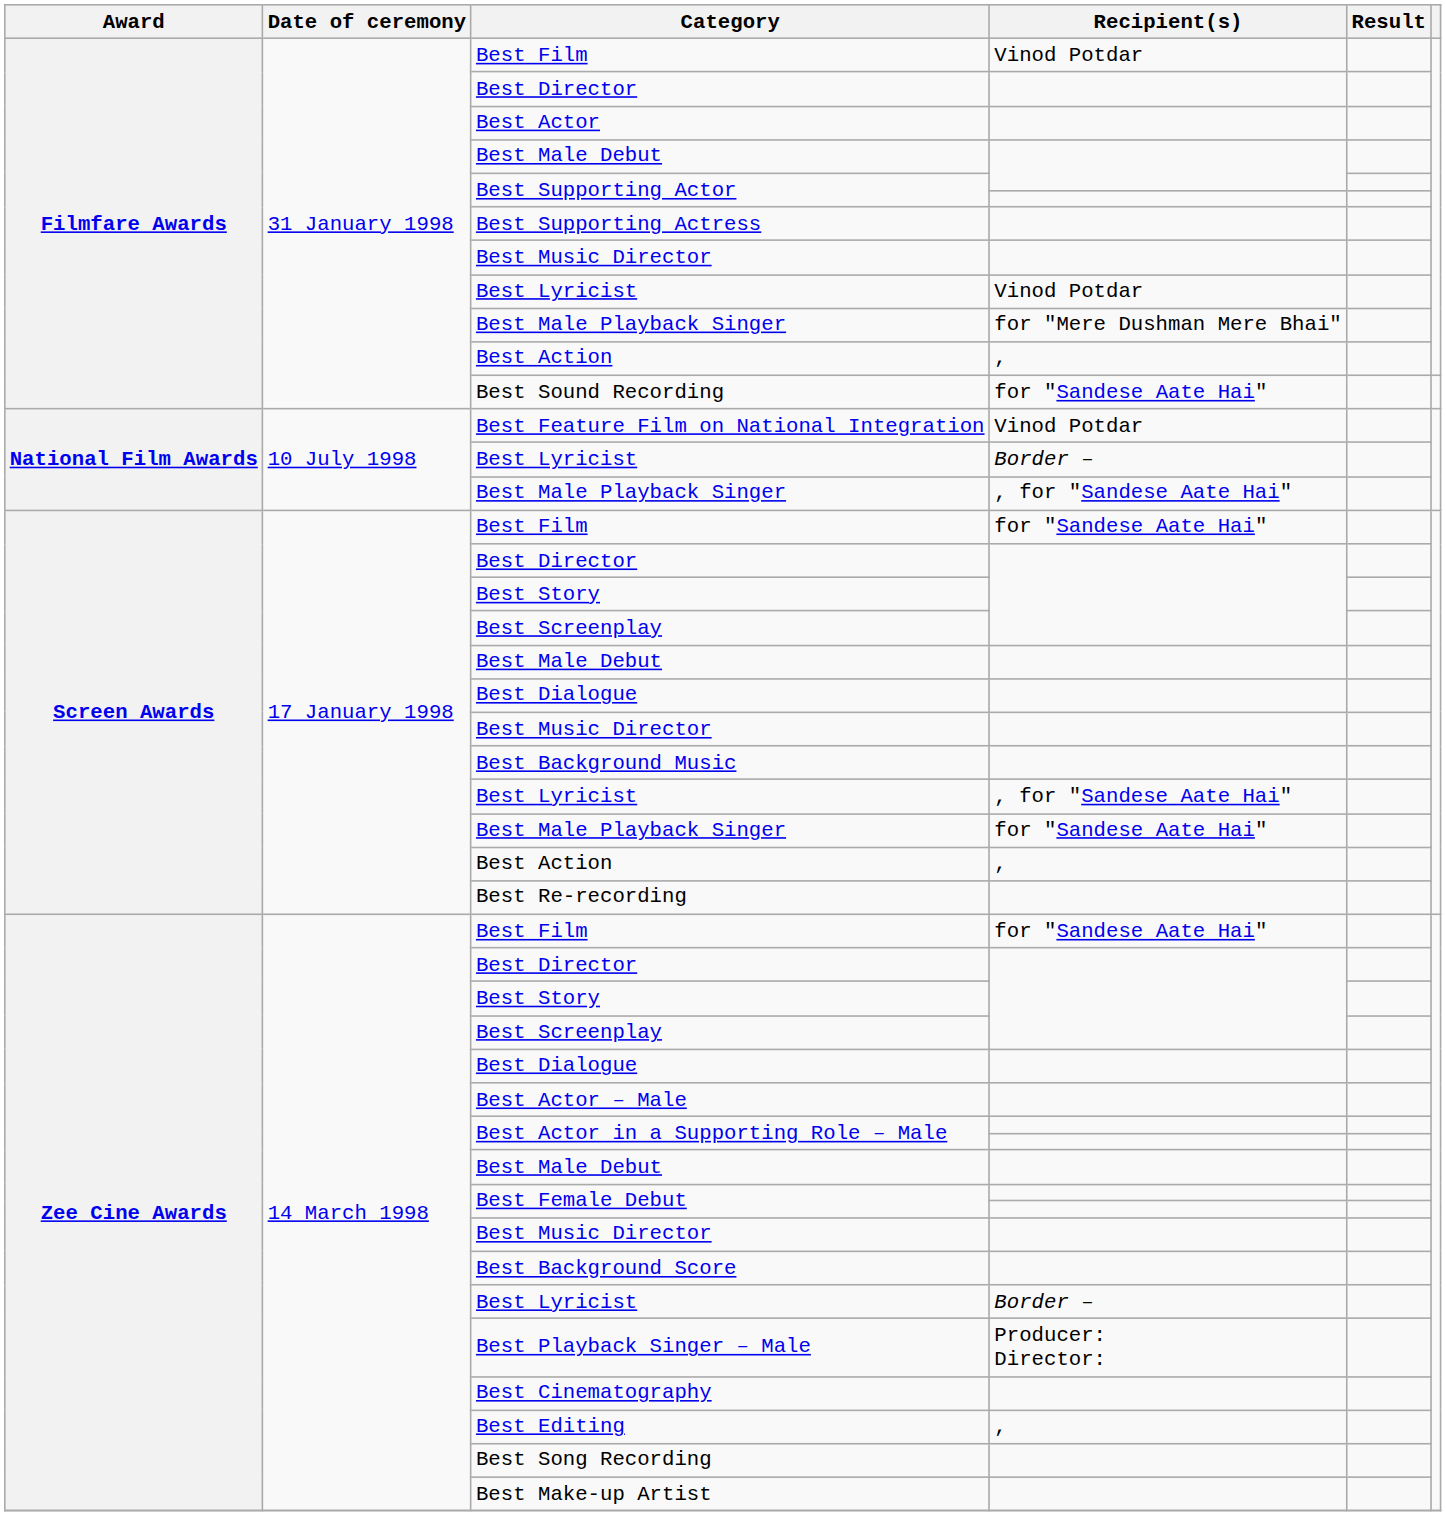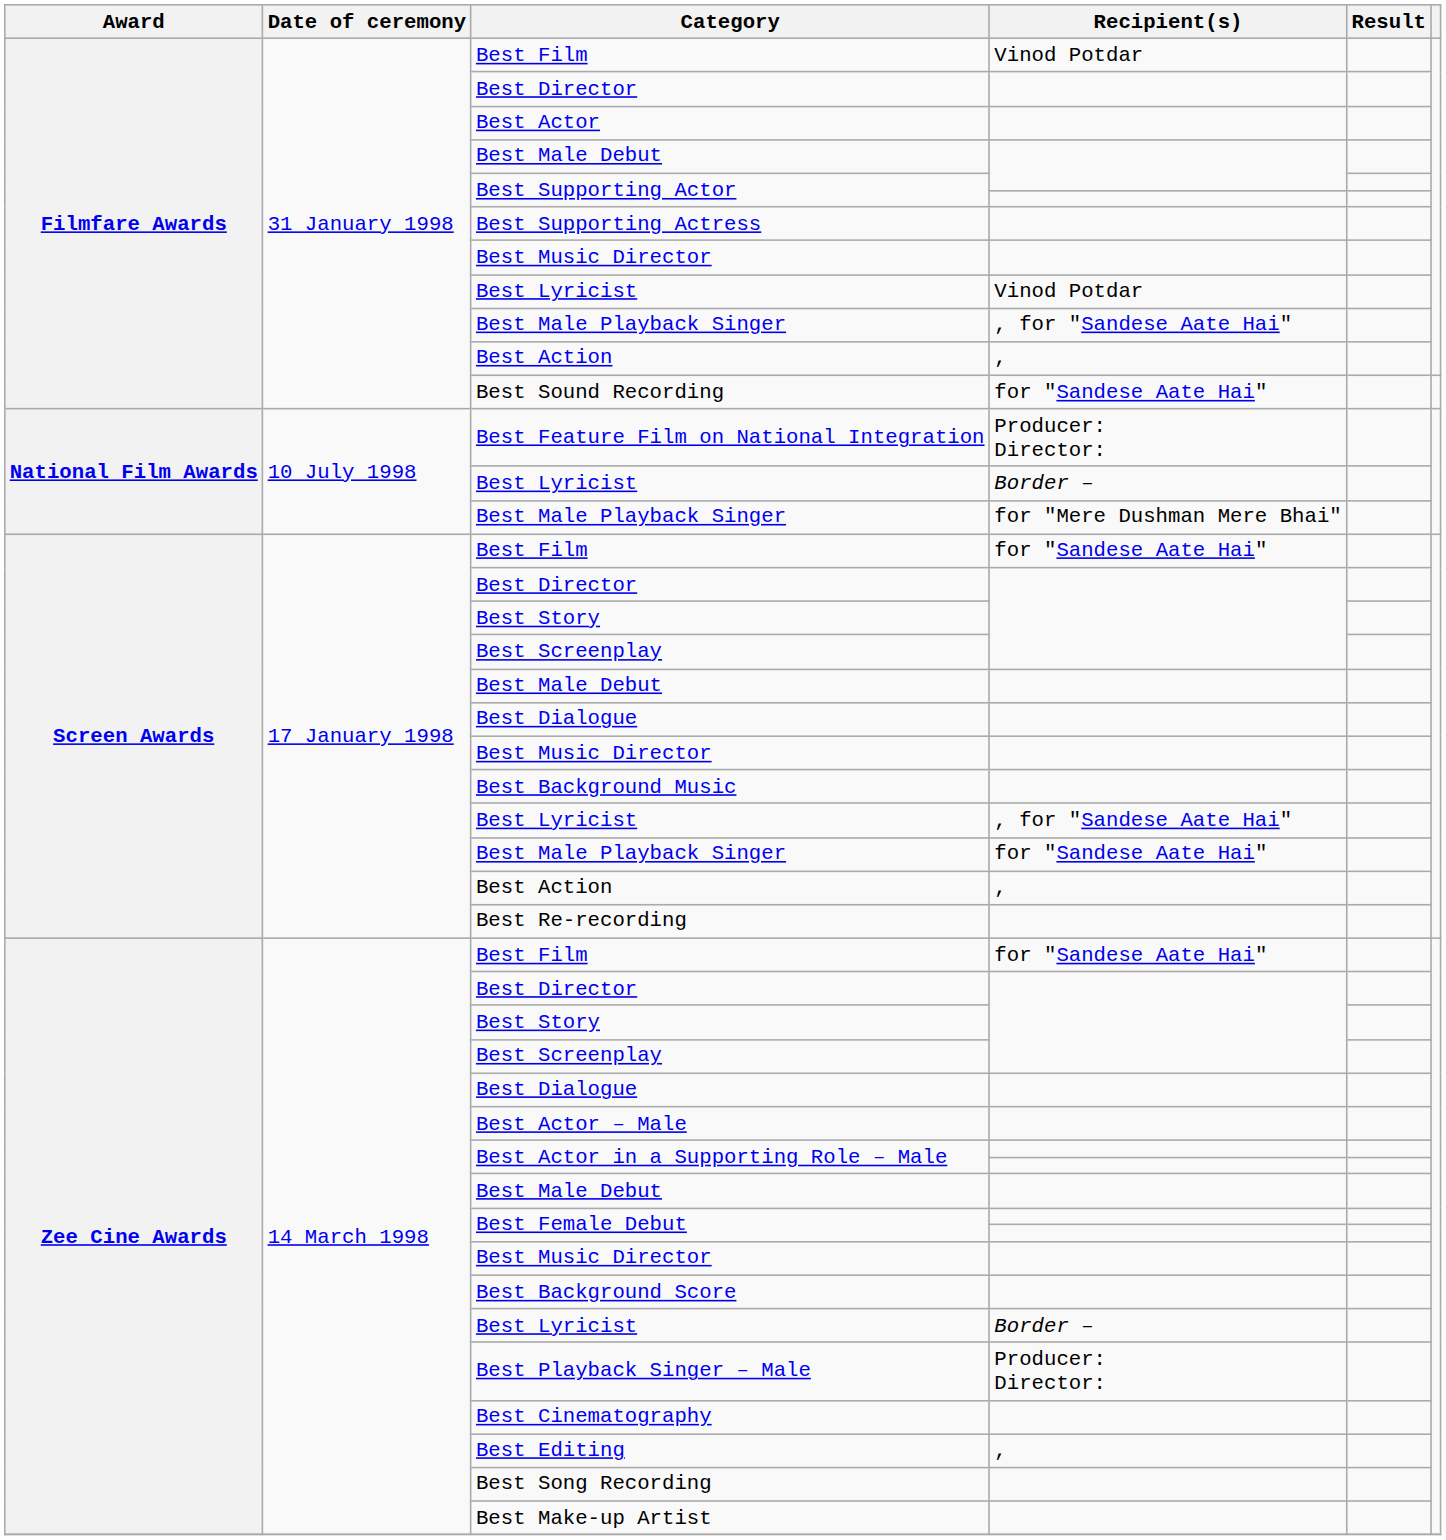(1168, 325) for "Mere Dushman Mere Bhai" -> (1143, 325) , for "Sandese Aate Hai"
(1069, 426) Vinod Potdar -> (1050, 438) Producer: Director:
(1143, 493) , for "Sandese Aate Hai" -> (1168, 517) for "Mere Dushman Mere Bhai"
